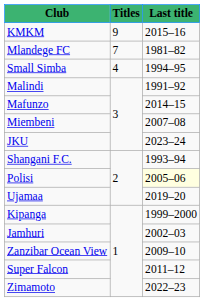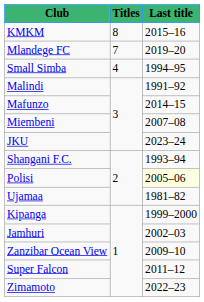(115, 31) 9 -> (115, 31) 8
(165, 50) 1981–82 -> (165, 50) 2019–20
(165, 196) 2019–20 -> (165, 196) 1981–82
